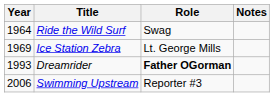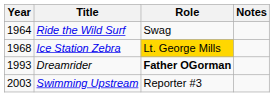(19, 48) 1969 -> (19, 48) 1968
(182, 48) no background -> (182, 48) gold background
(19, 83) 2006 -> (19, 83) 2003
